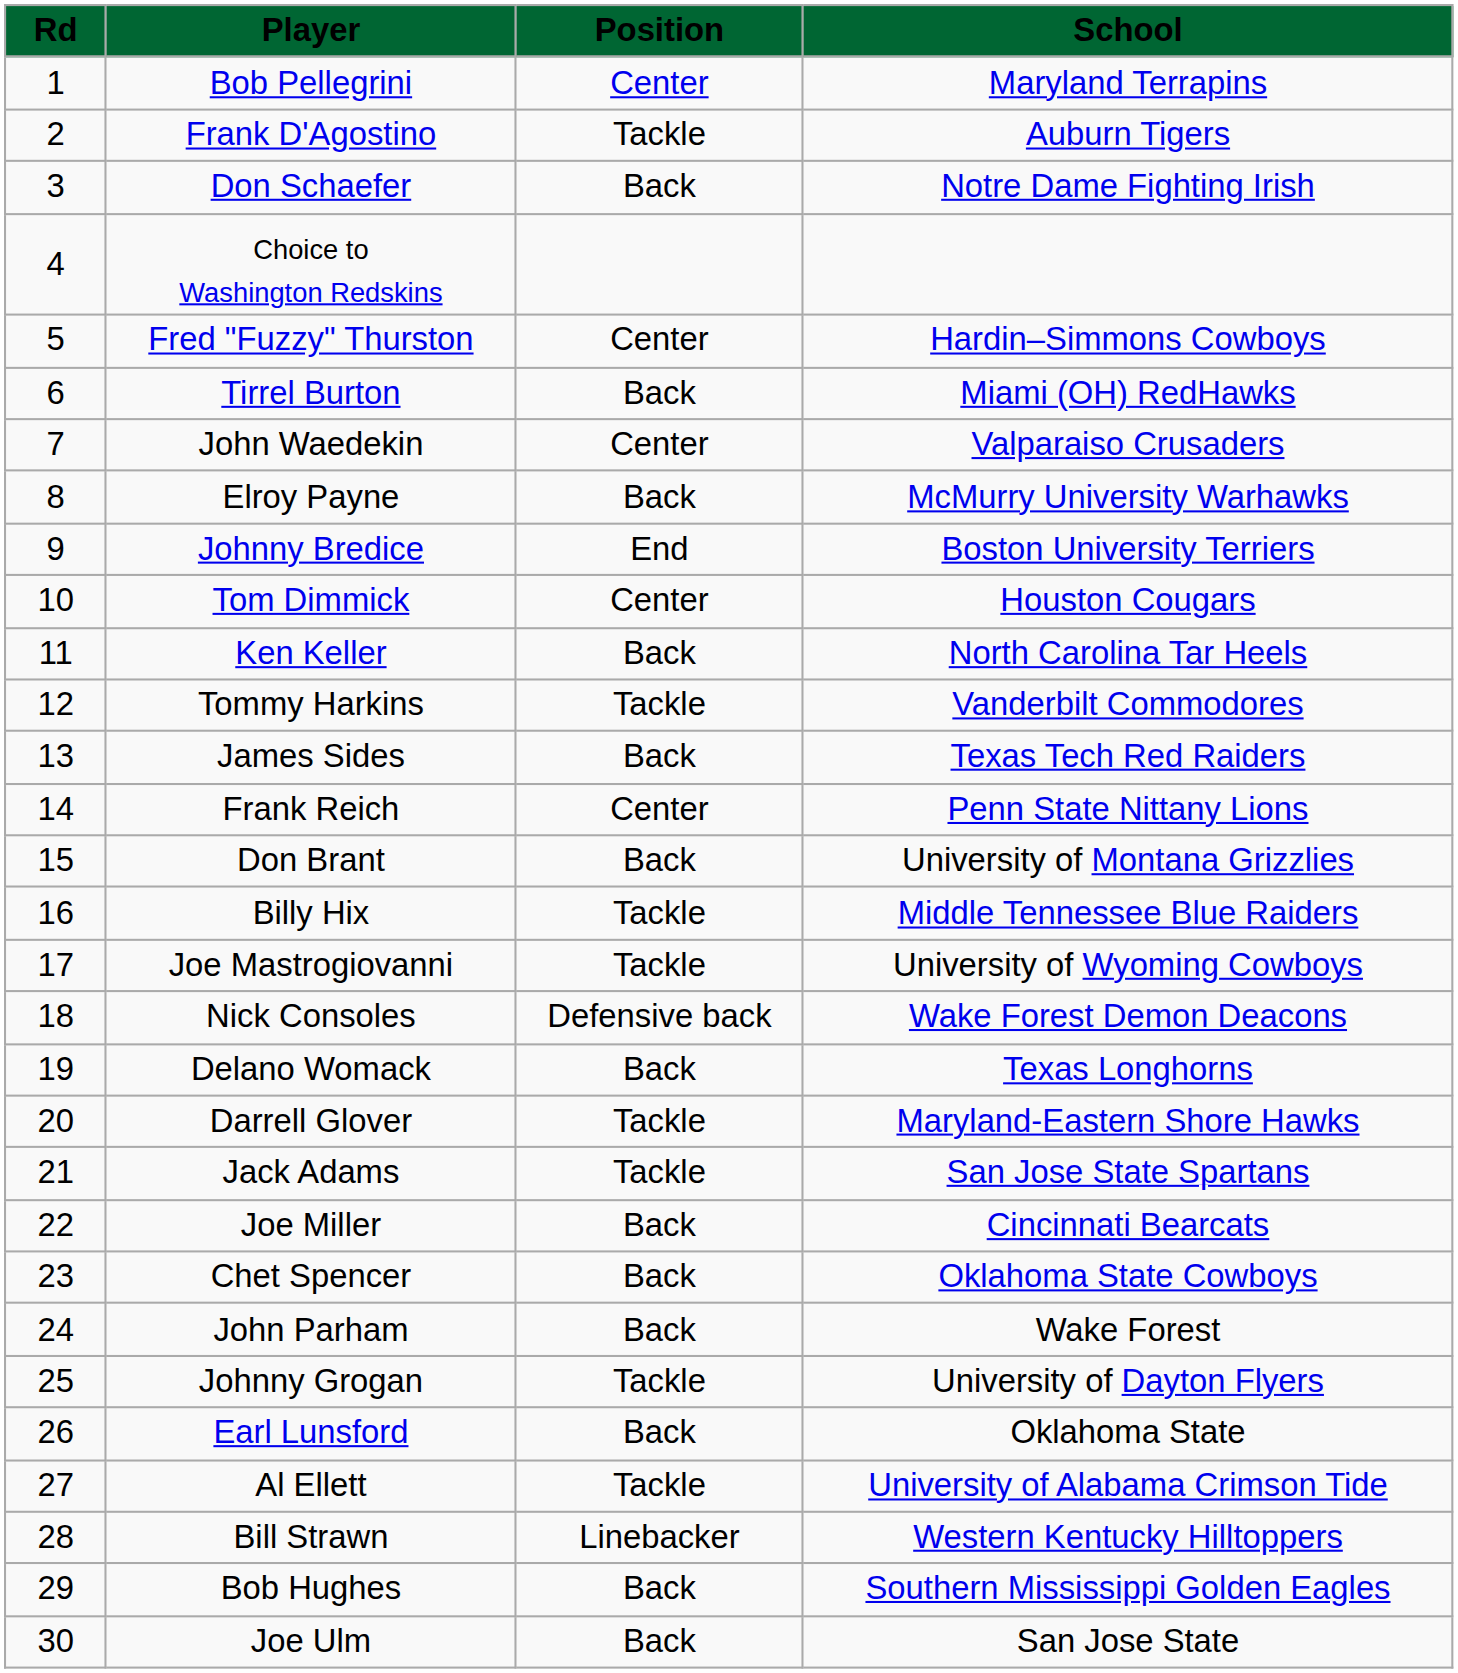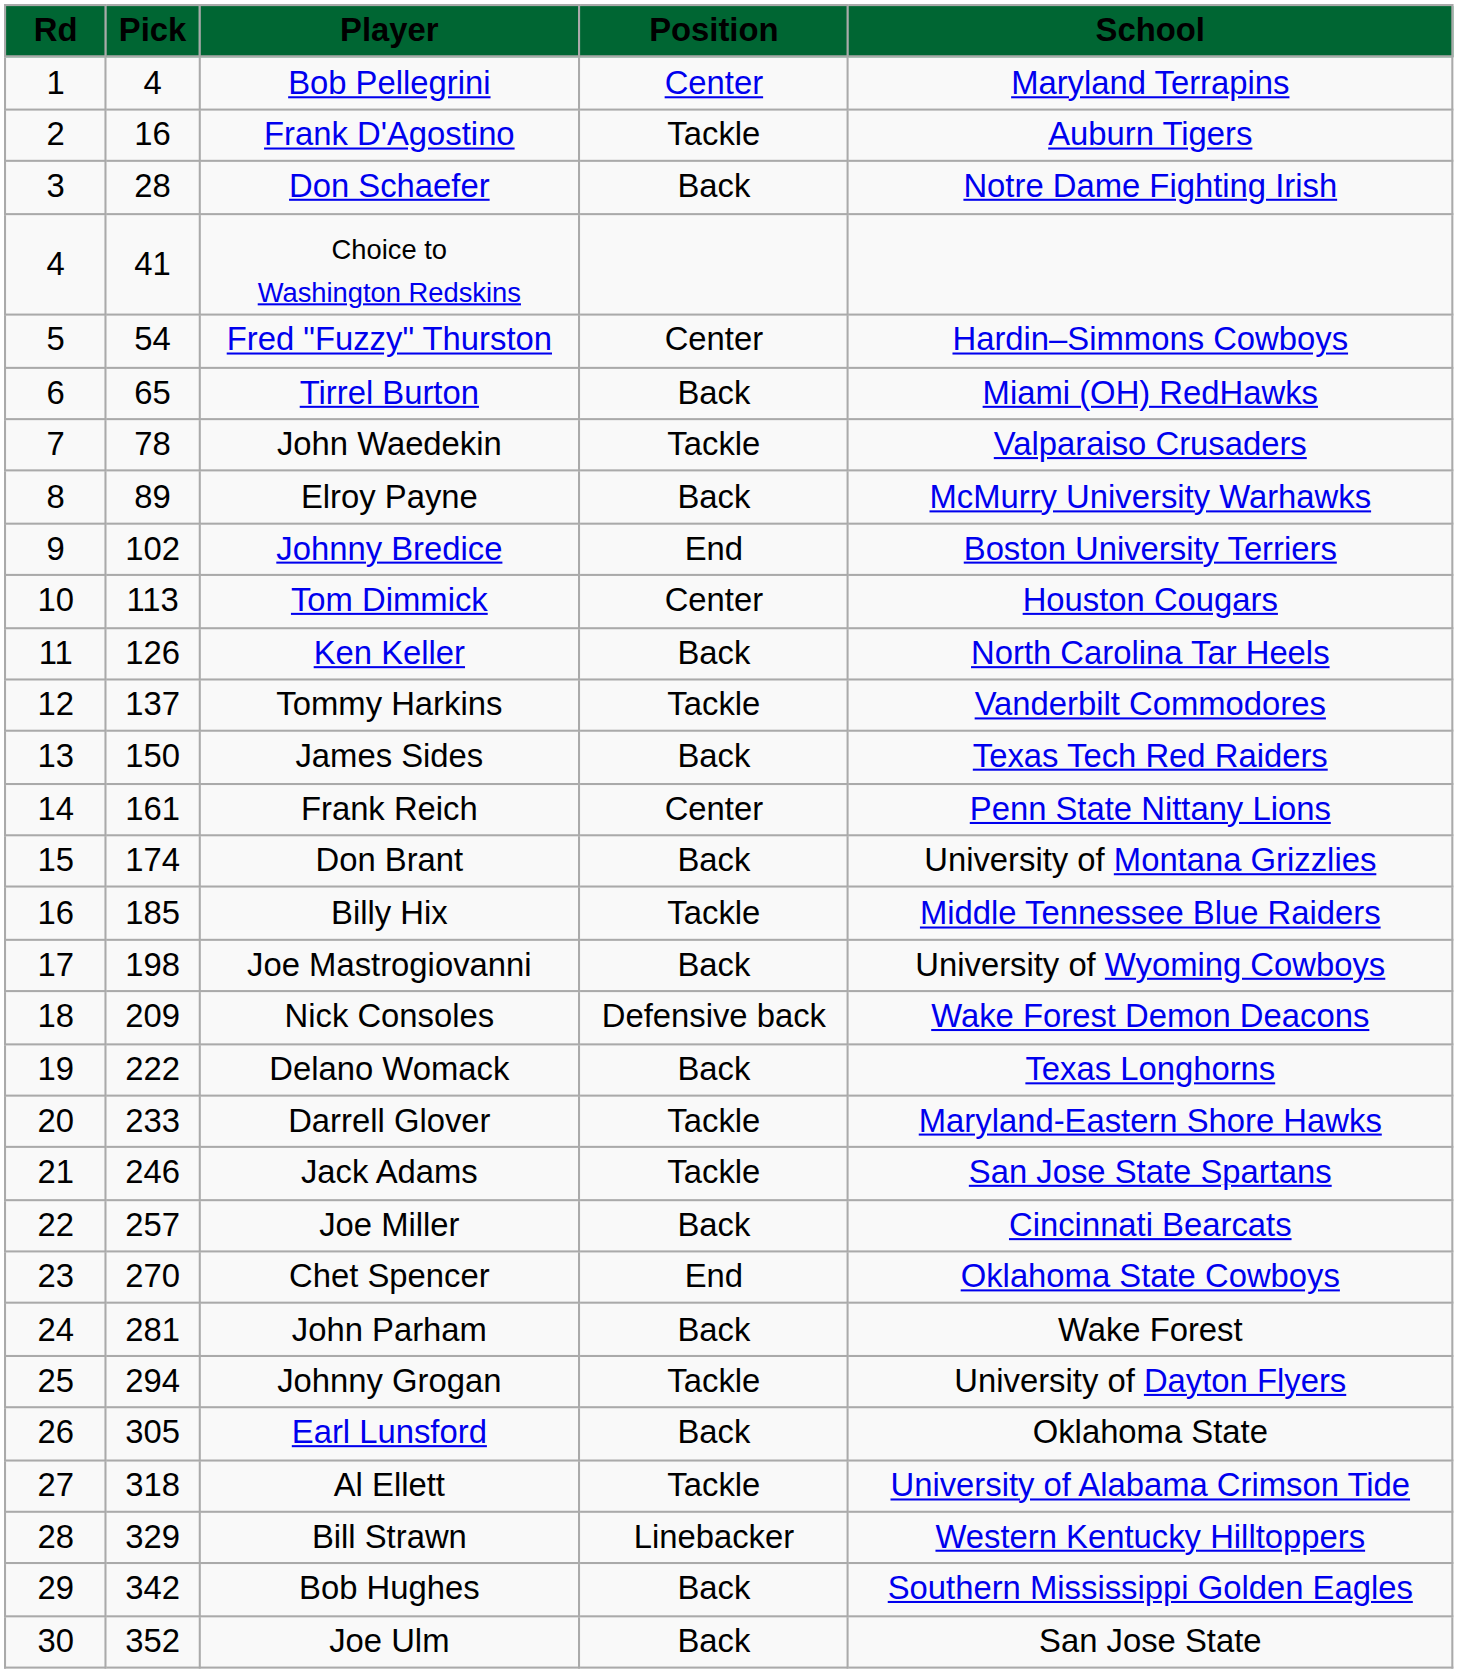+ column: (153, 30)
(659, 444) Center -> (714, 444) Tackle
(659, 964) Tackle -> (714, 964) Back
(659, 1276) Back -> (714, 1276) End
